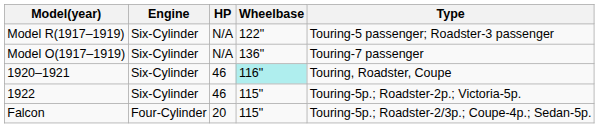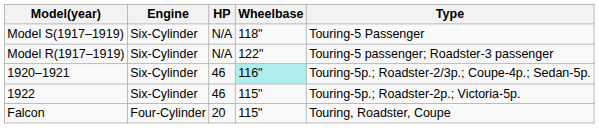+ row: (66, 34)
- row: (66, 53)
(381, 73) Touring, Roadster, Coupe -> (450, 73) Touring-5p.; Roadster-2/3p.; Coupe-4p.; Sedan-5p.
(451, 113) Touring-5p.; Roadster-2/3p.; Coupe-4p.; Sedan-5p. -> (380, 113) Touring, Roadster, Coupe
